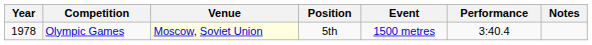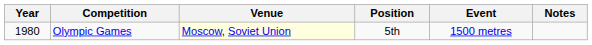- column: (494, 14)
(24, 31) 1978 -> (27, 31) 1980
